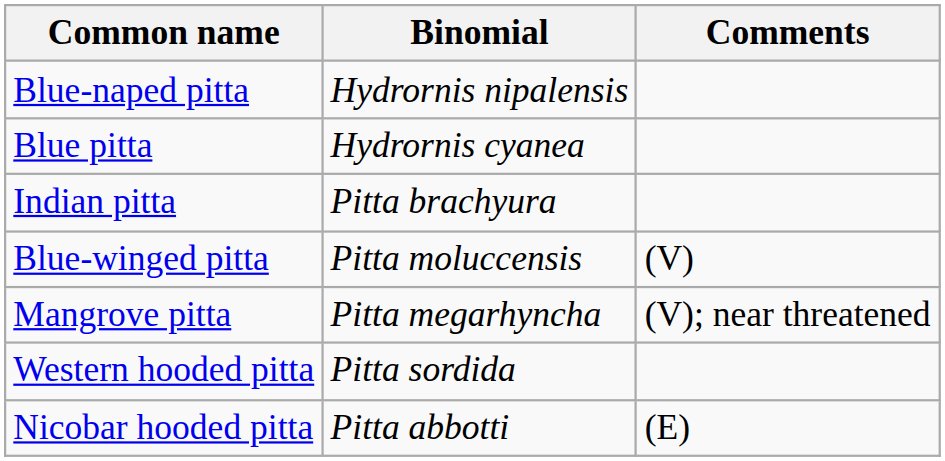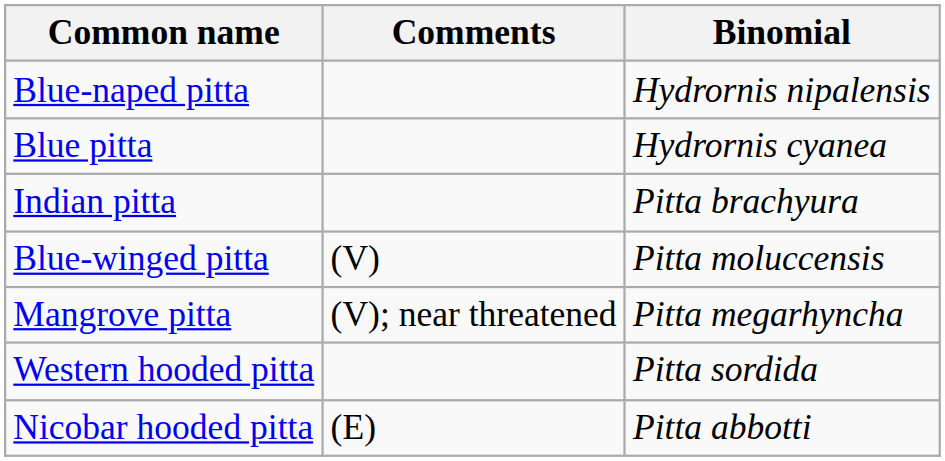columns swapped: (479, 32) <-> (788, 32)
